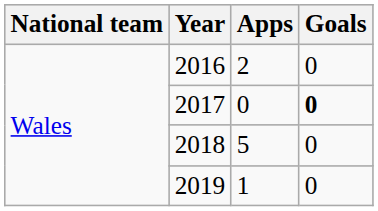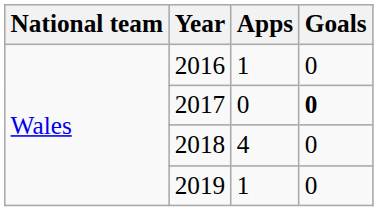(243, 64) 2 -> (243, 64) 1
(243, 144) 5 -> (243, 144) 4
